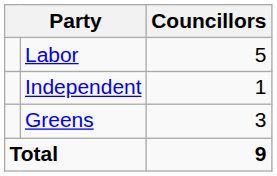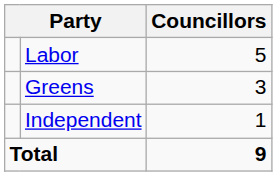rows swapped: (59, 120) <-> (83, 87)
